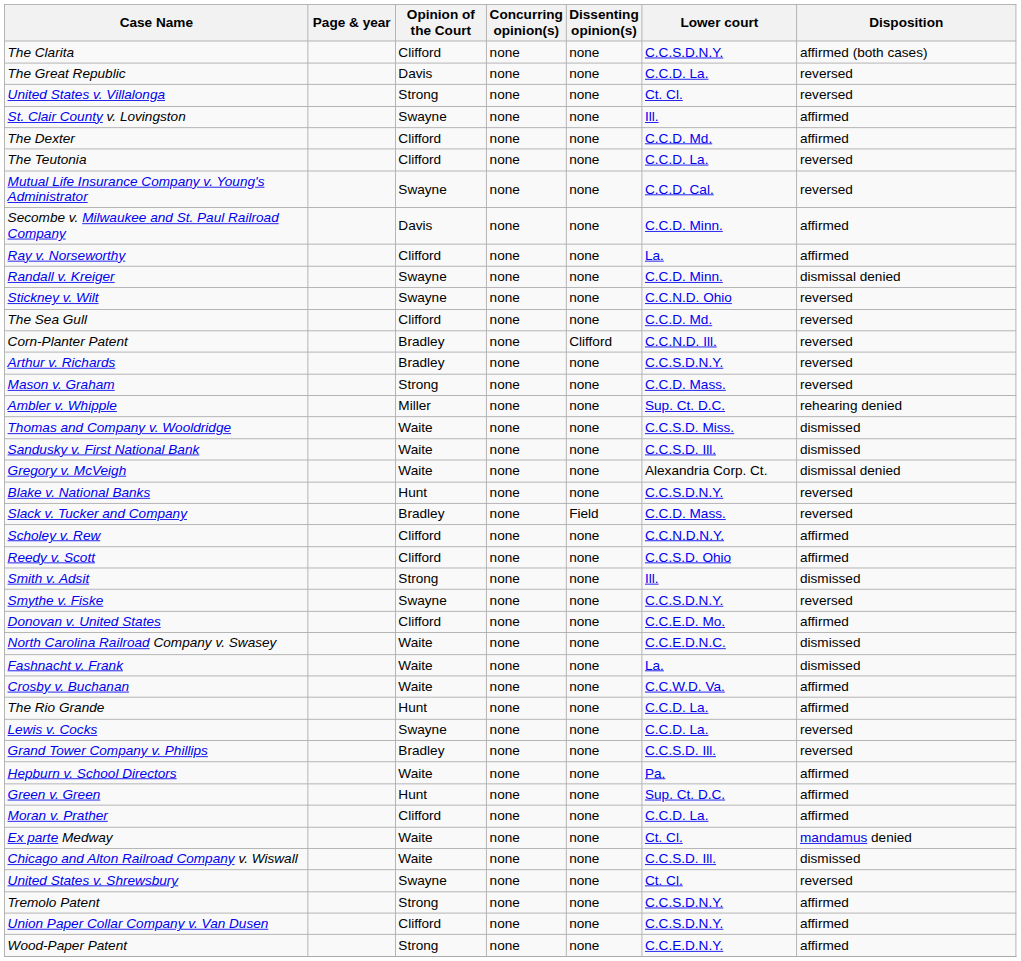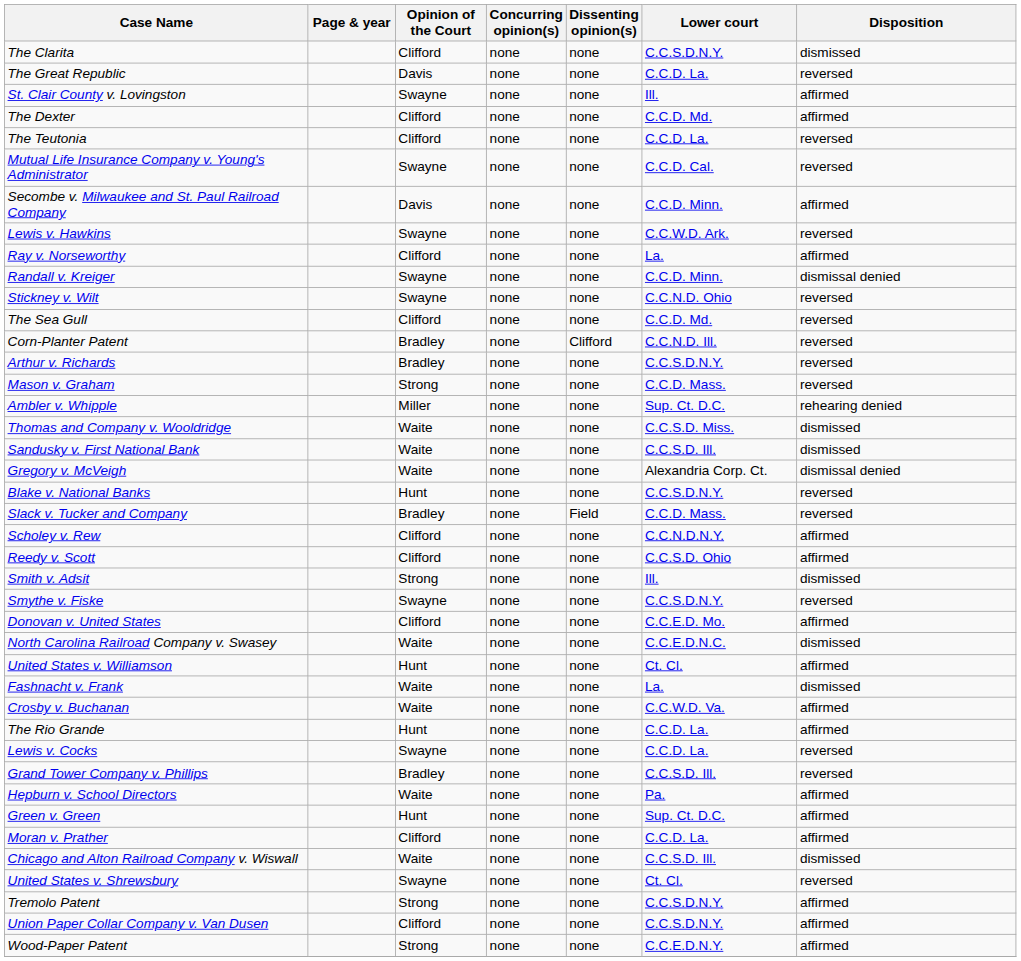(864, 52) affirmed (both cases) -> (830, 52) dismissed
- row: (86, 95)
+ row: (59, 233)
+ row: (90, 665)
- row: (60, 837)
